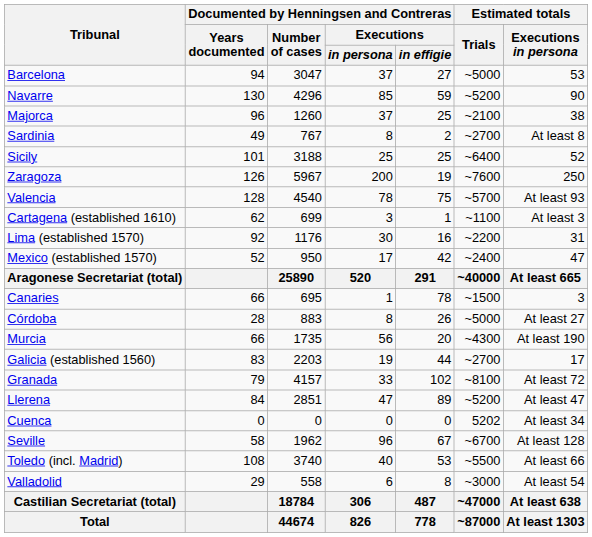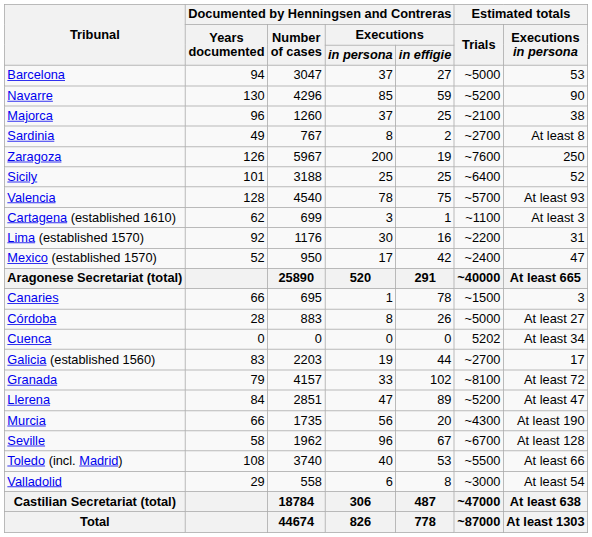rows swapped: (34, 177) <-> (22, 156)
rows swapped: (29, 420) <-> (27, 339)
